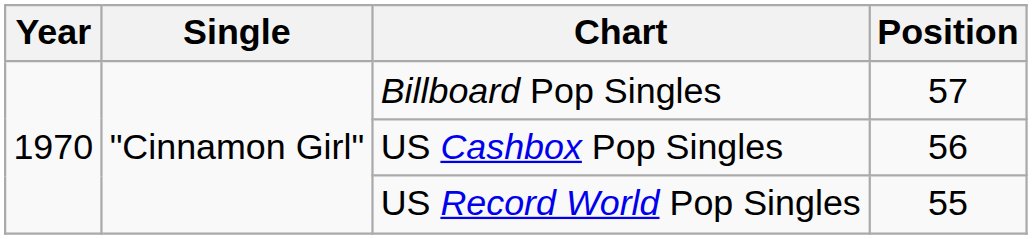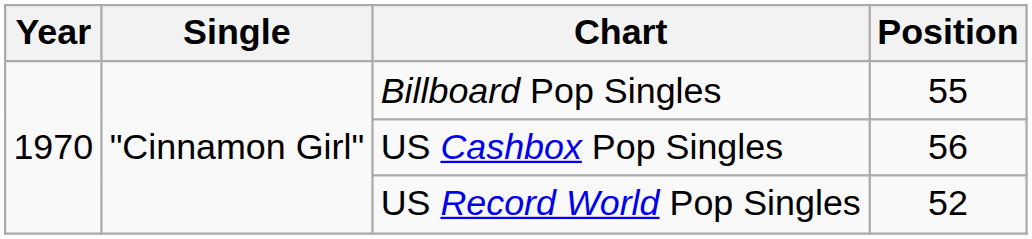(948, 89) 57 -> (948, 89) 55
(948, 203) 55 -> (948, 203) 52
